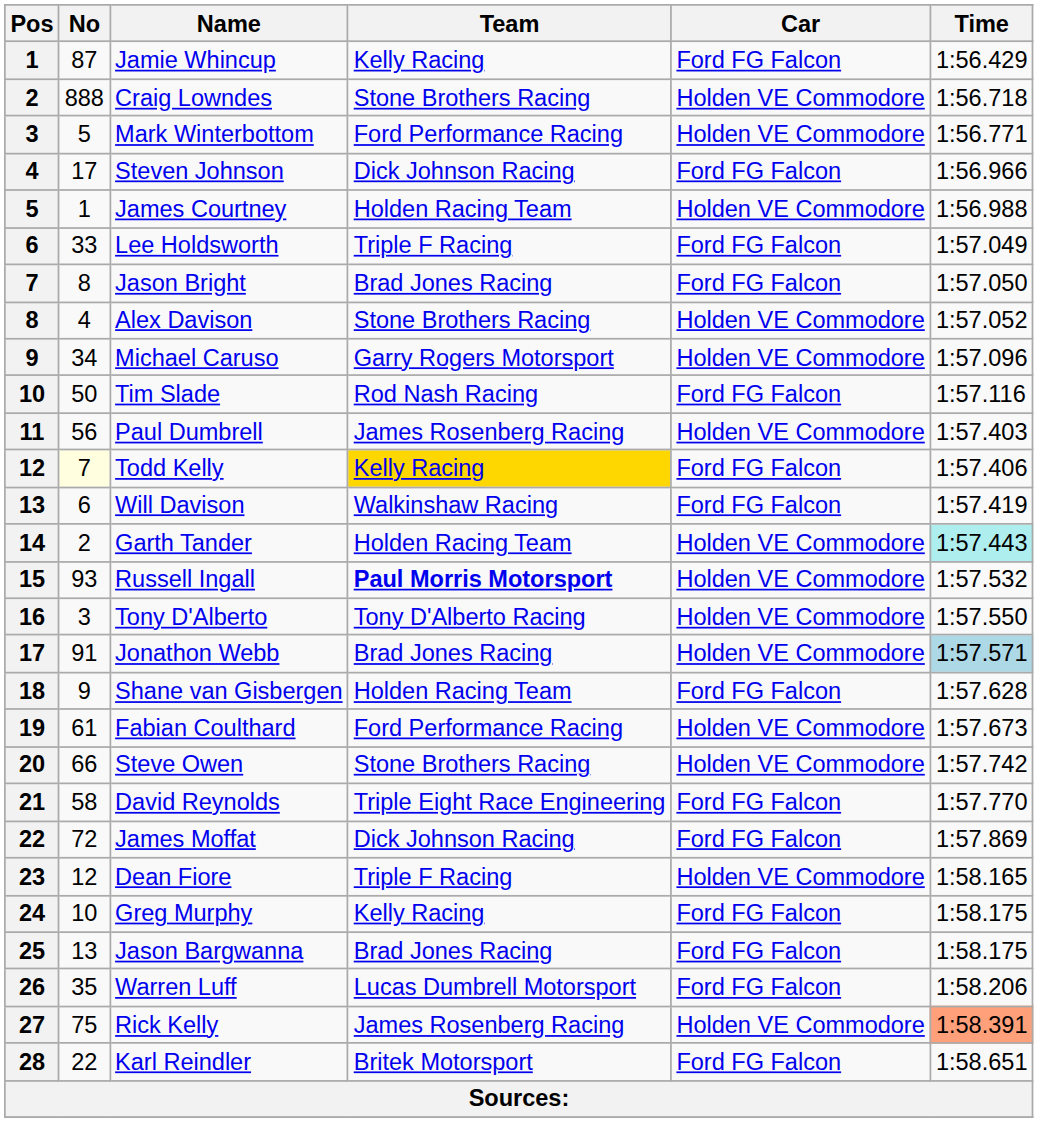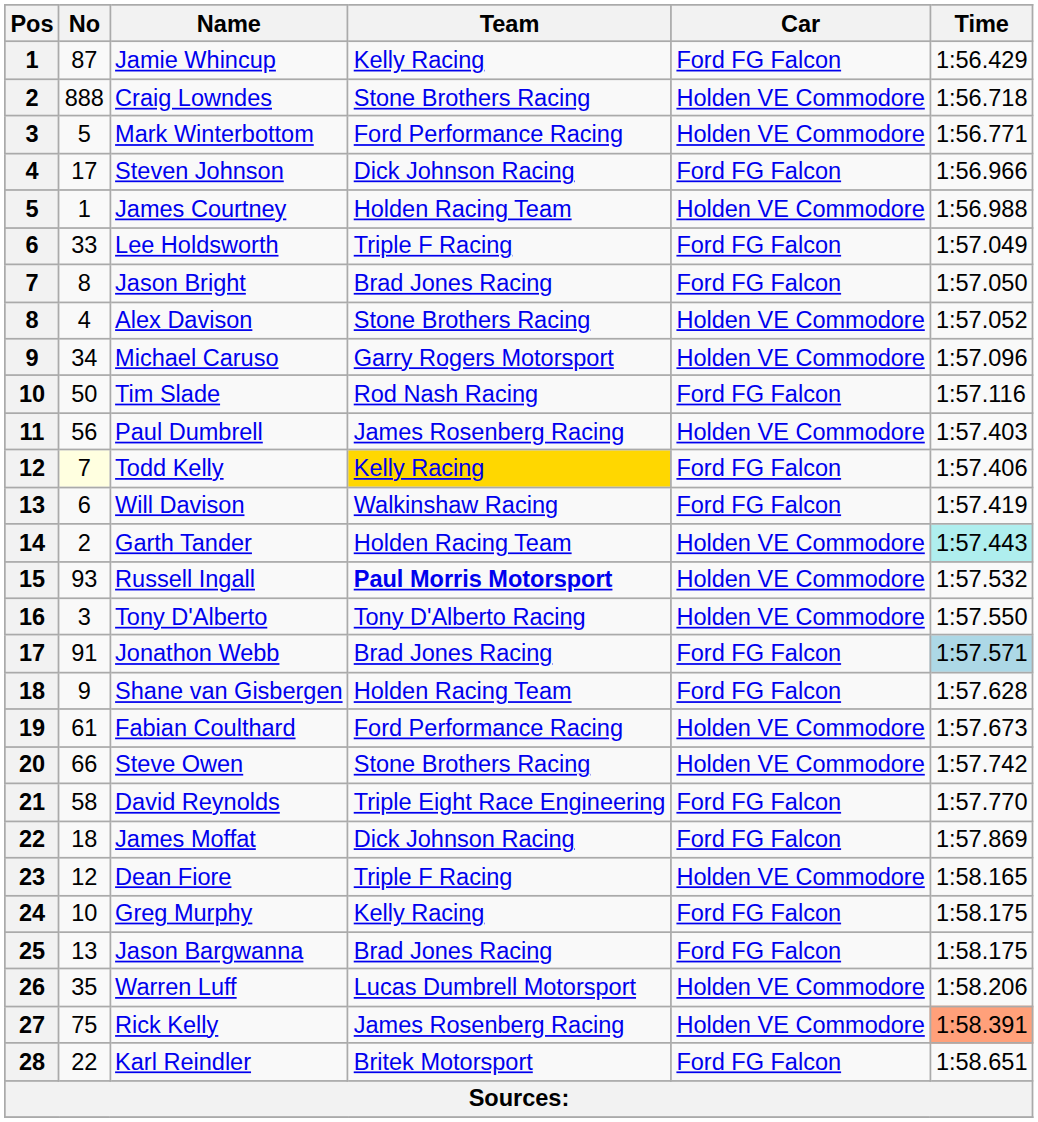(801, 653) Holden VE Commodore -> (759, 653) Ford FG Falcon
(84, 839) 72 -> (84, 839) 18
(759, 987) Ford FG Falcon -> (801, 987) Holden VE Commodore
